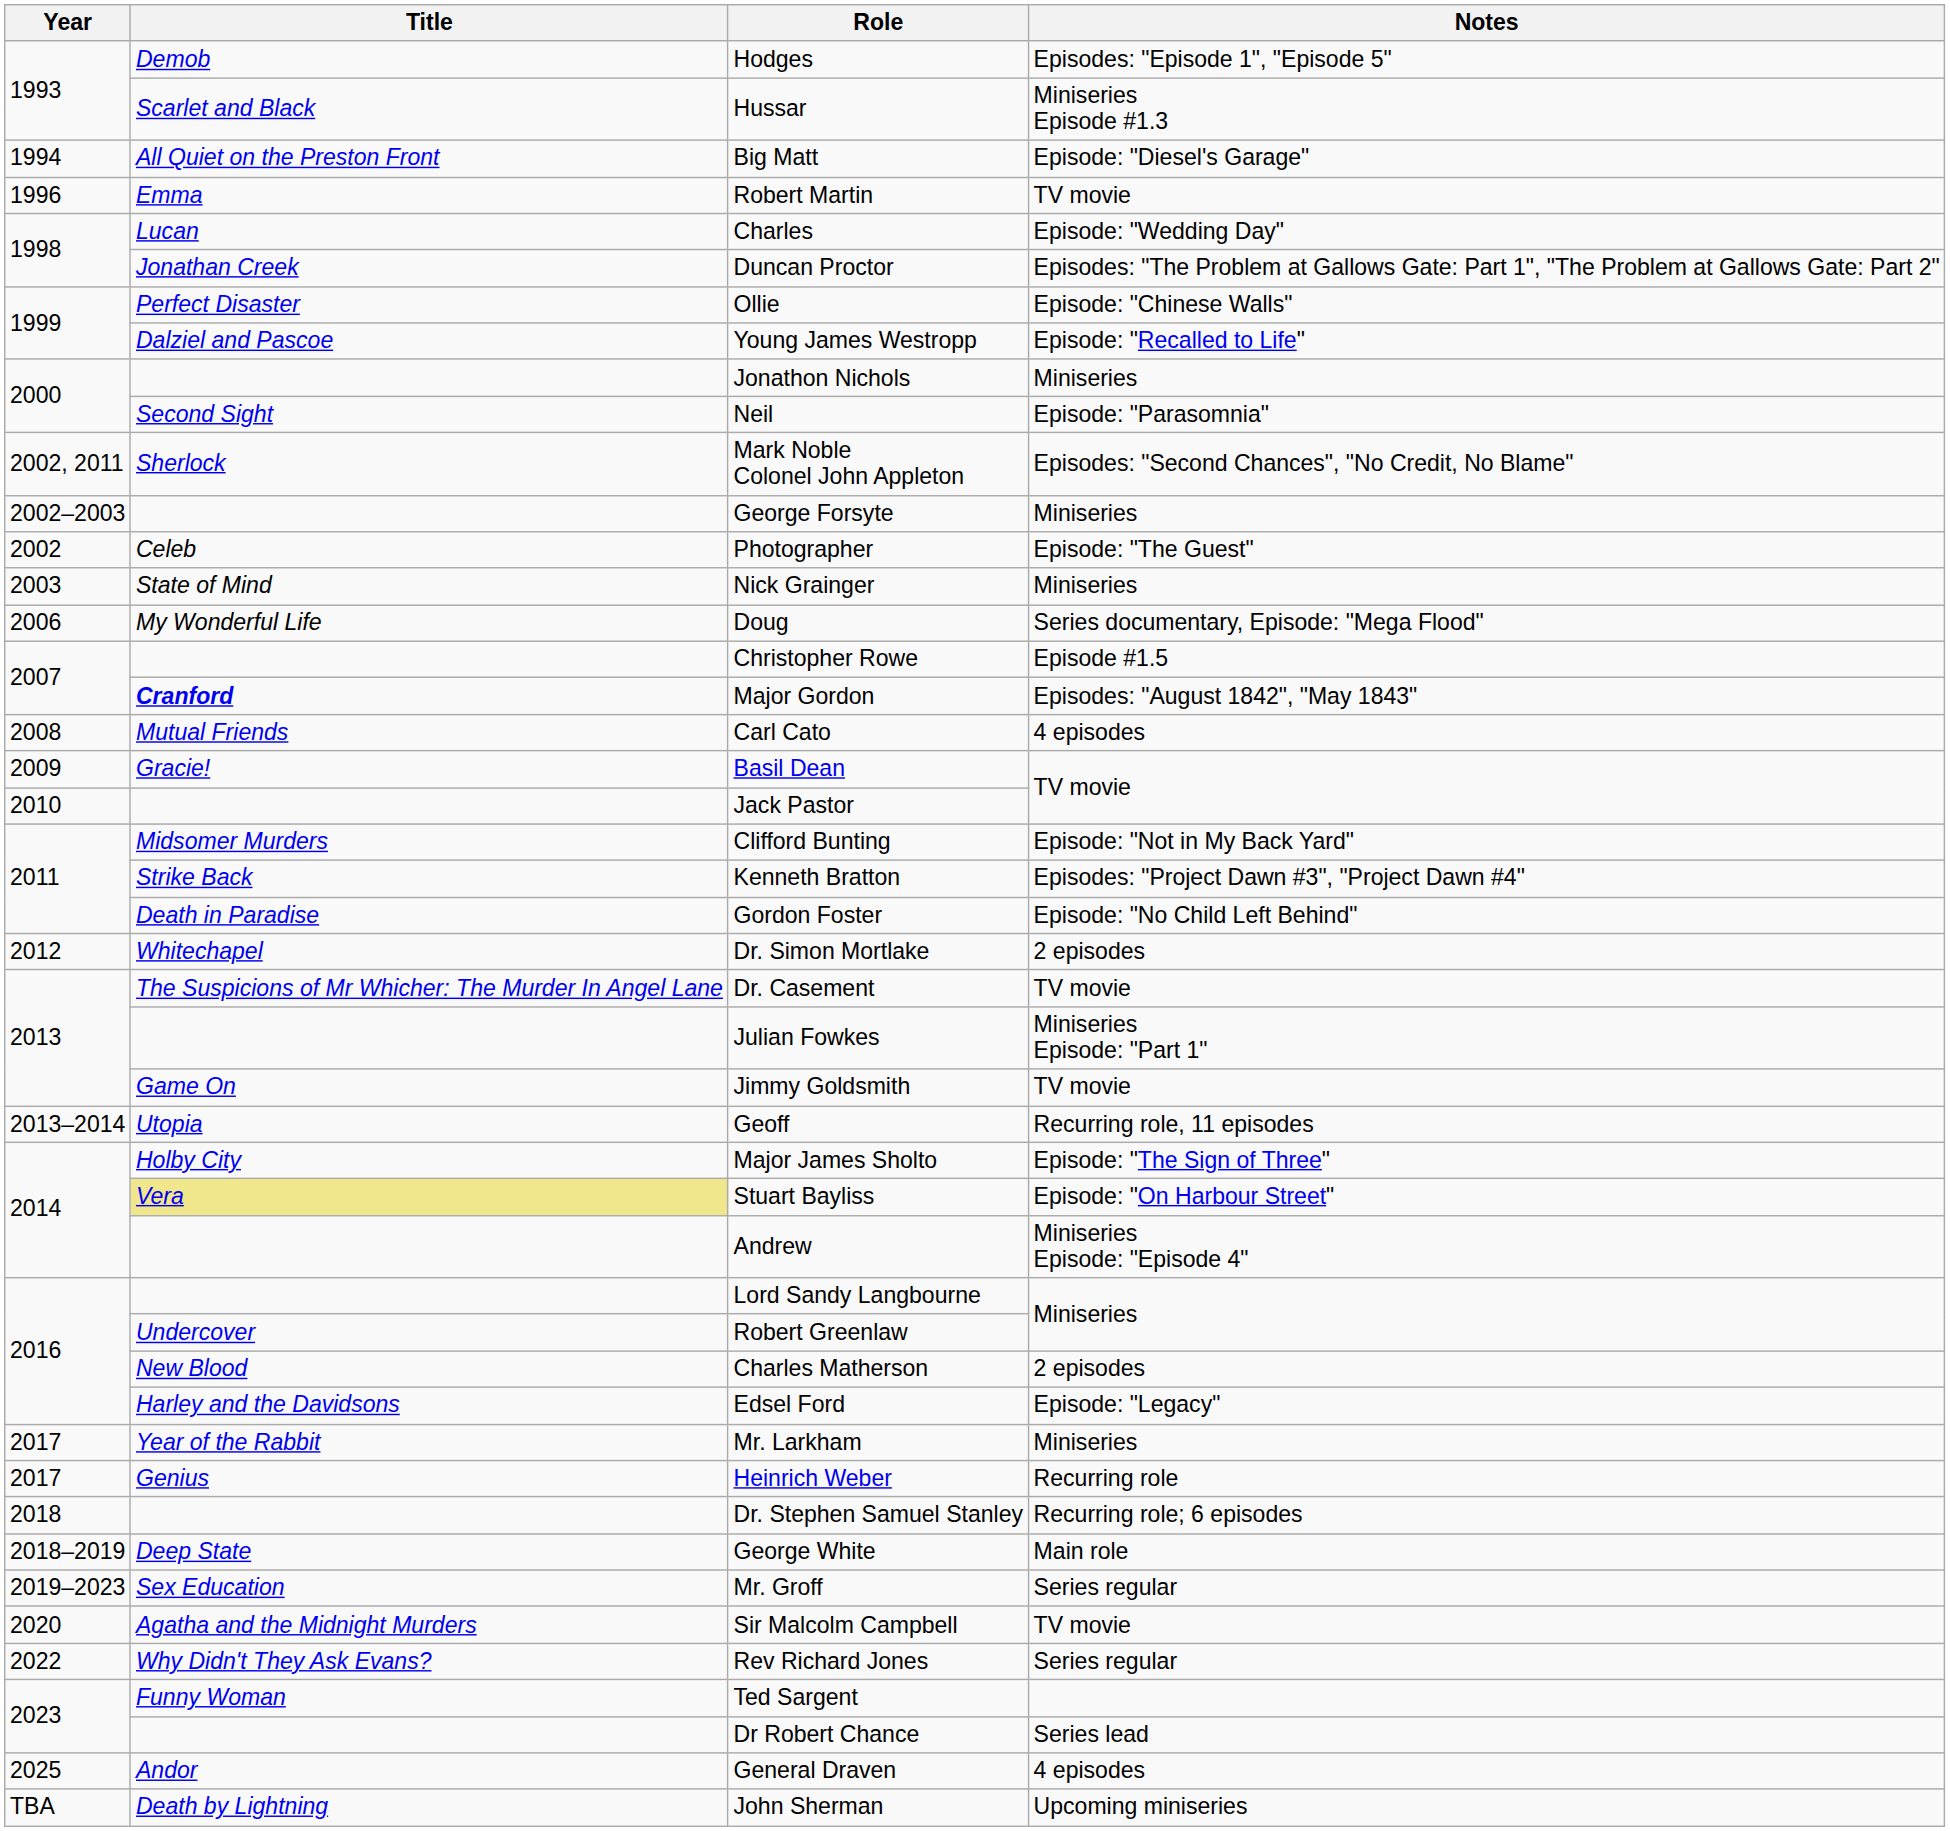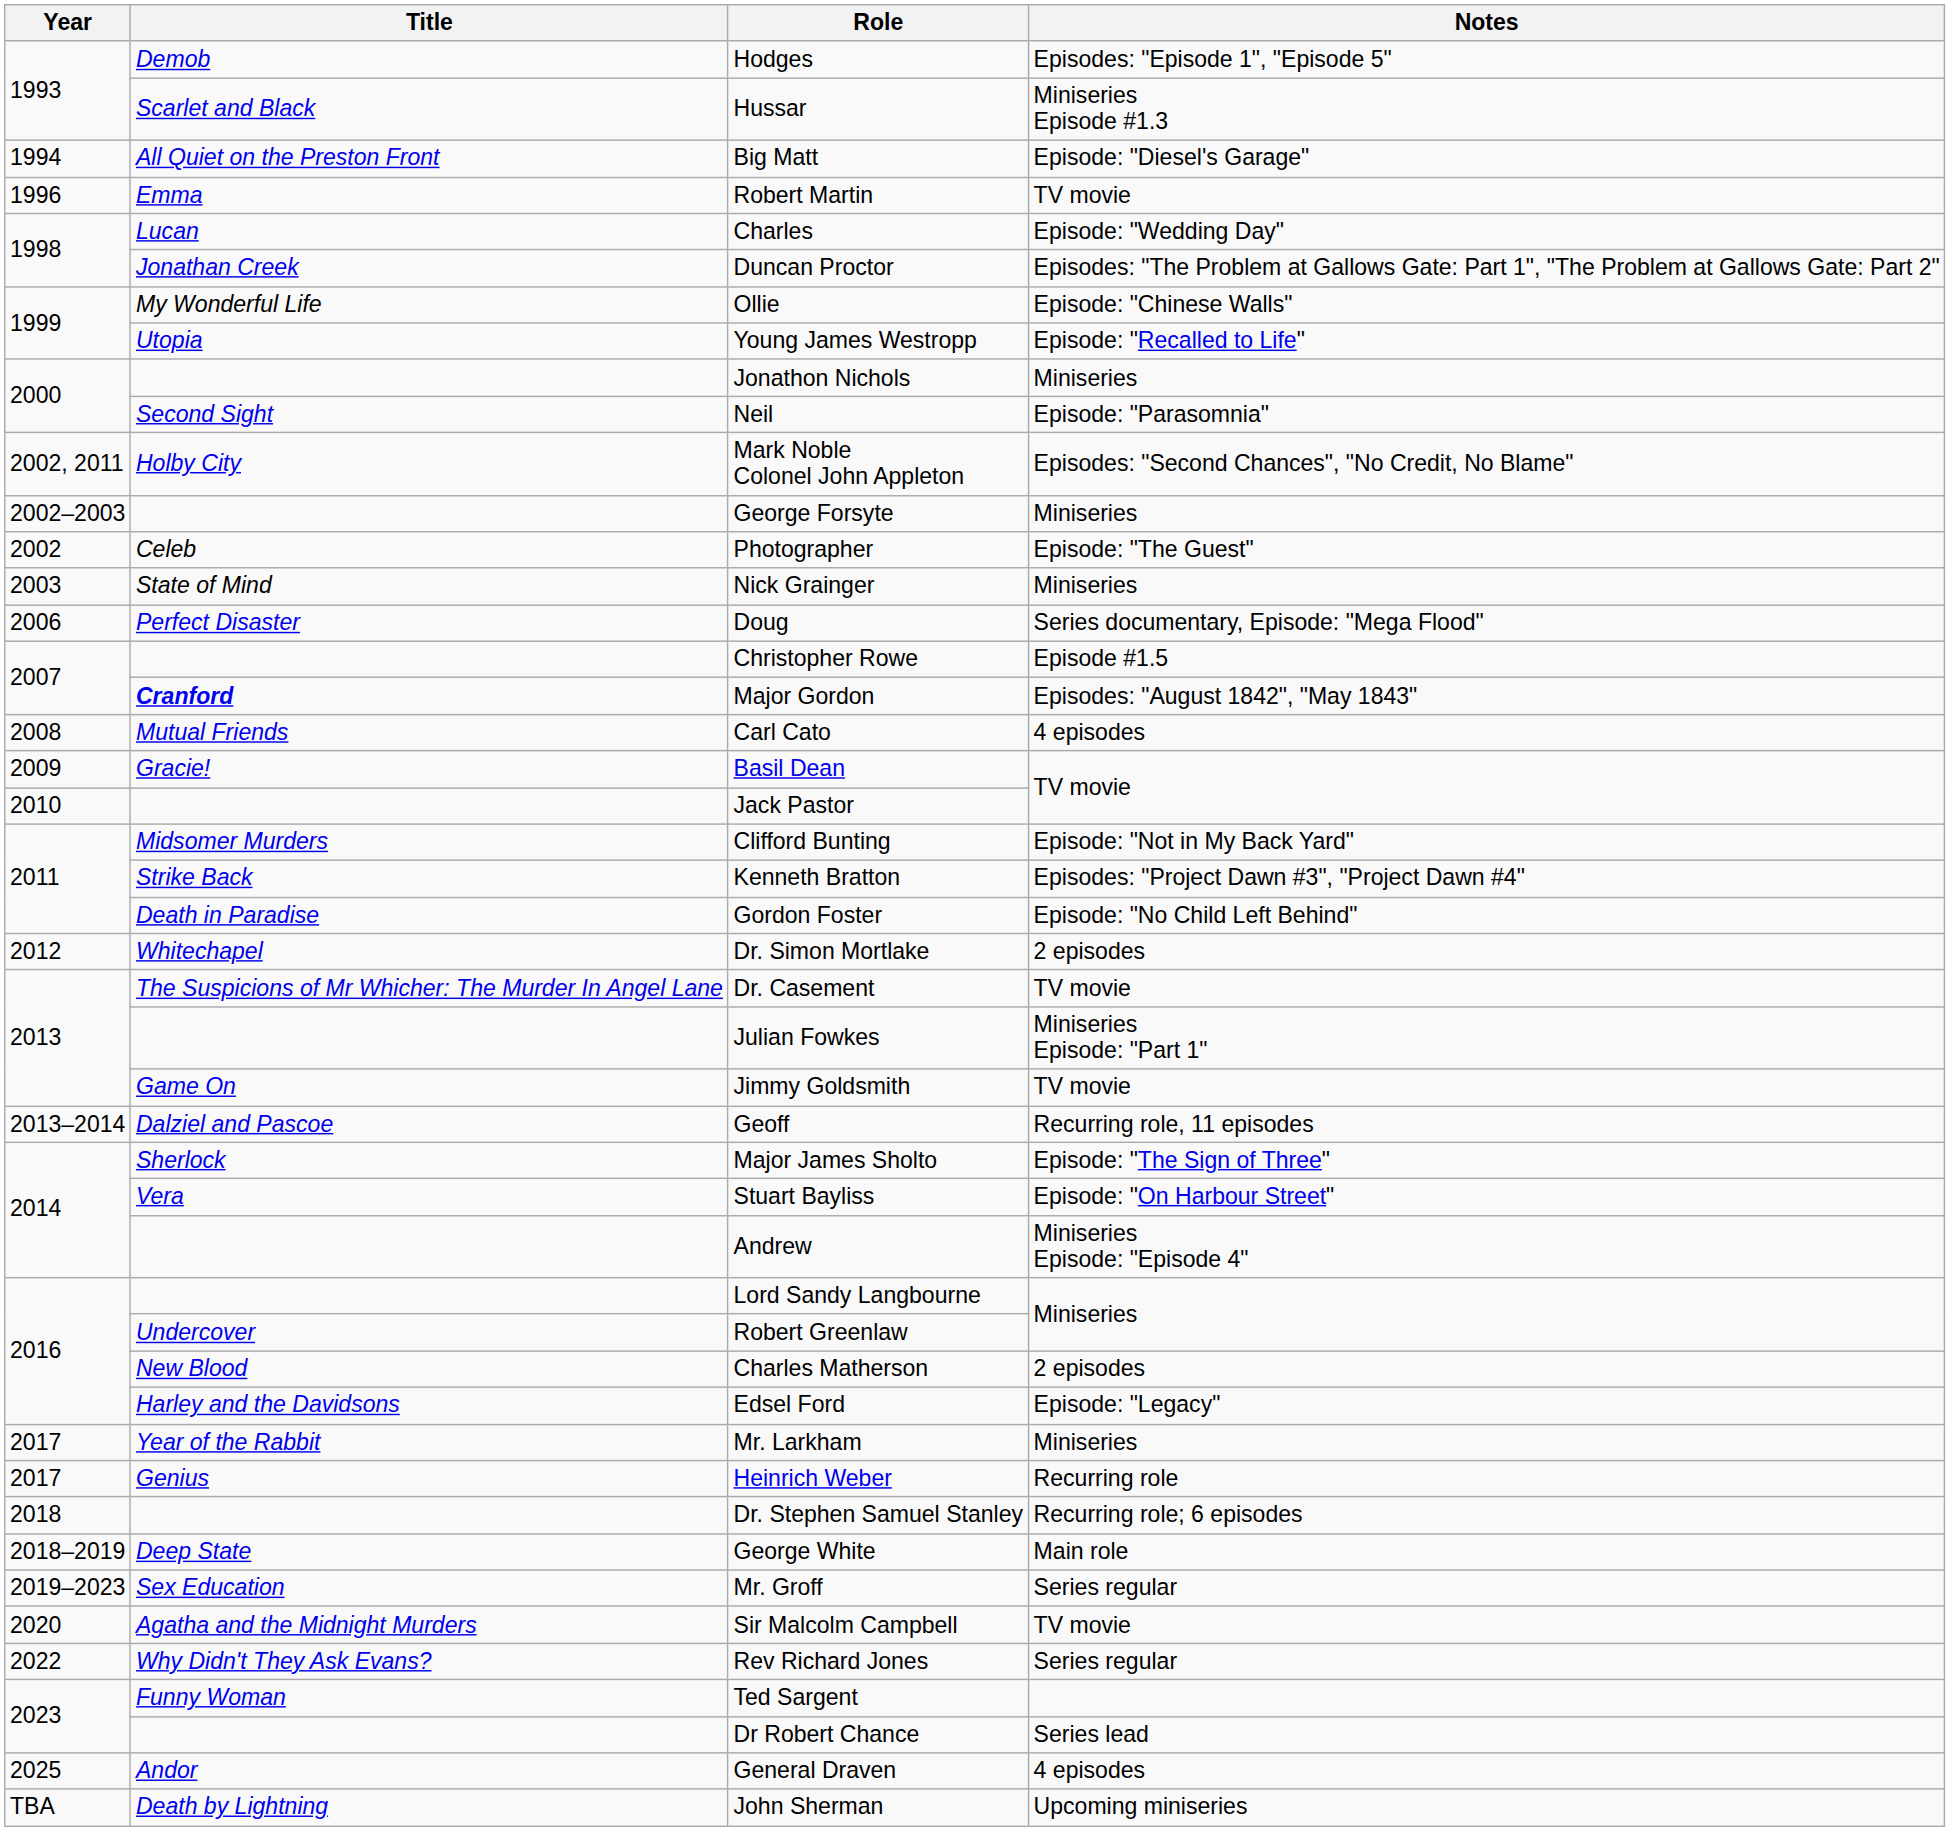(218, 304) Perfect Disaster -> (229, 304) My Wonderful Life
(235, 341) Dalziel and Pascoe -> (169, 341) Utopia
(181, 463) Sherlock -> (188, 463) Holby City
(229, 622) My Wonderful Life -> (218, 622) Perfect Disaster
(169, 1123) Utopia -> (235, 1123) Dalziel and Pascoe
(188, 1160) Holby City -> (181, 1160) Sherlock
(160, 1196) khaki background -> (160, 1196) no background
